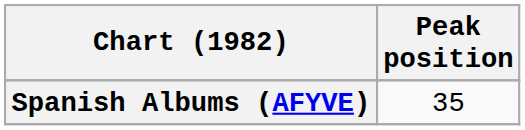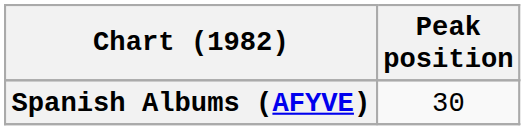(448, 103) 35 -> (448, 103) 30
